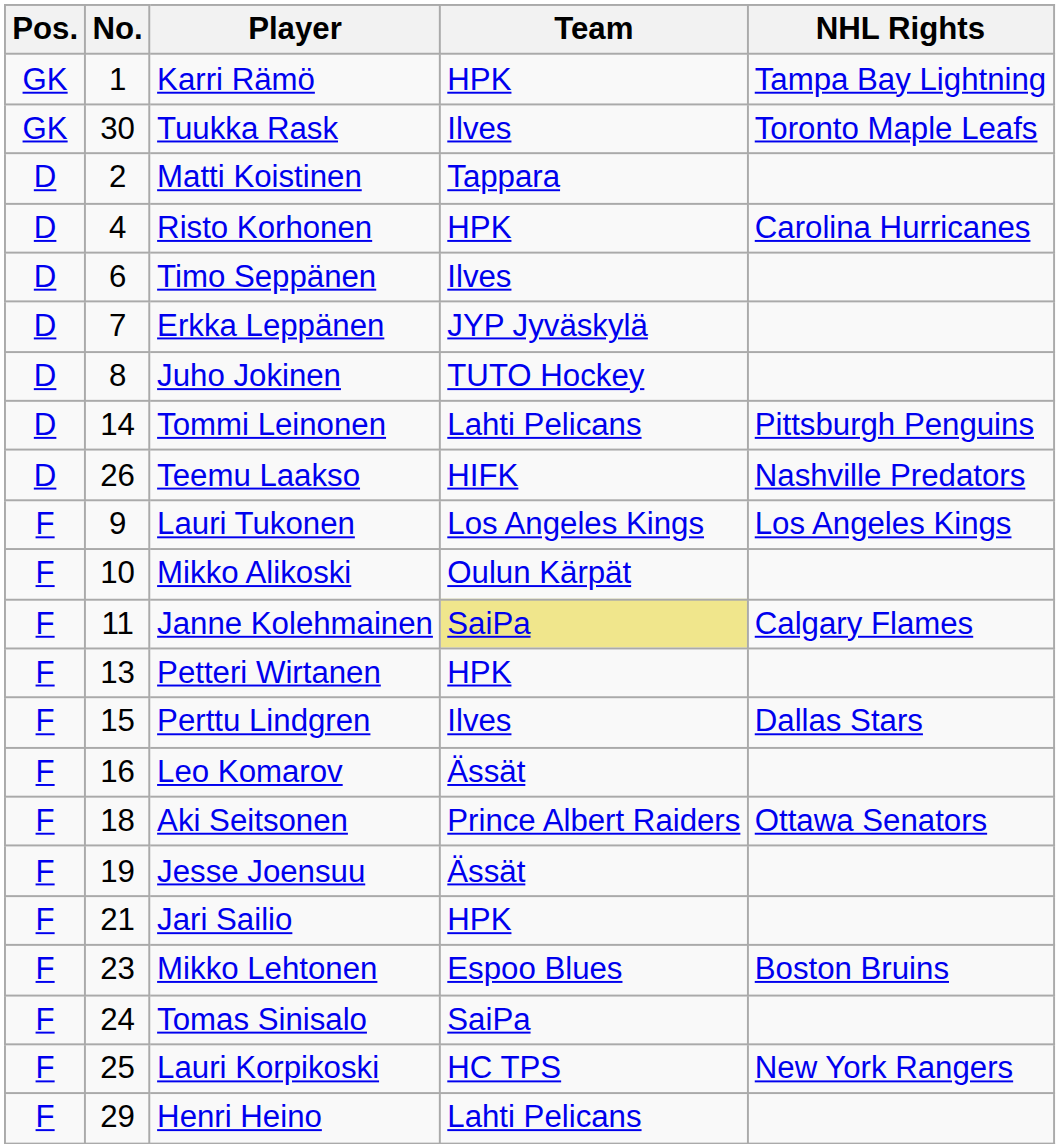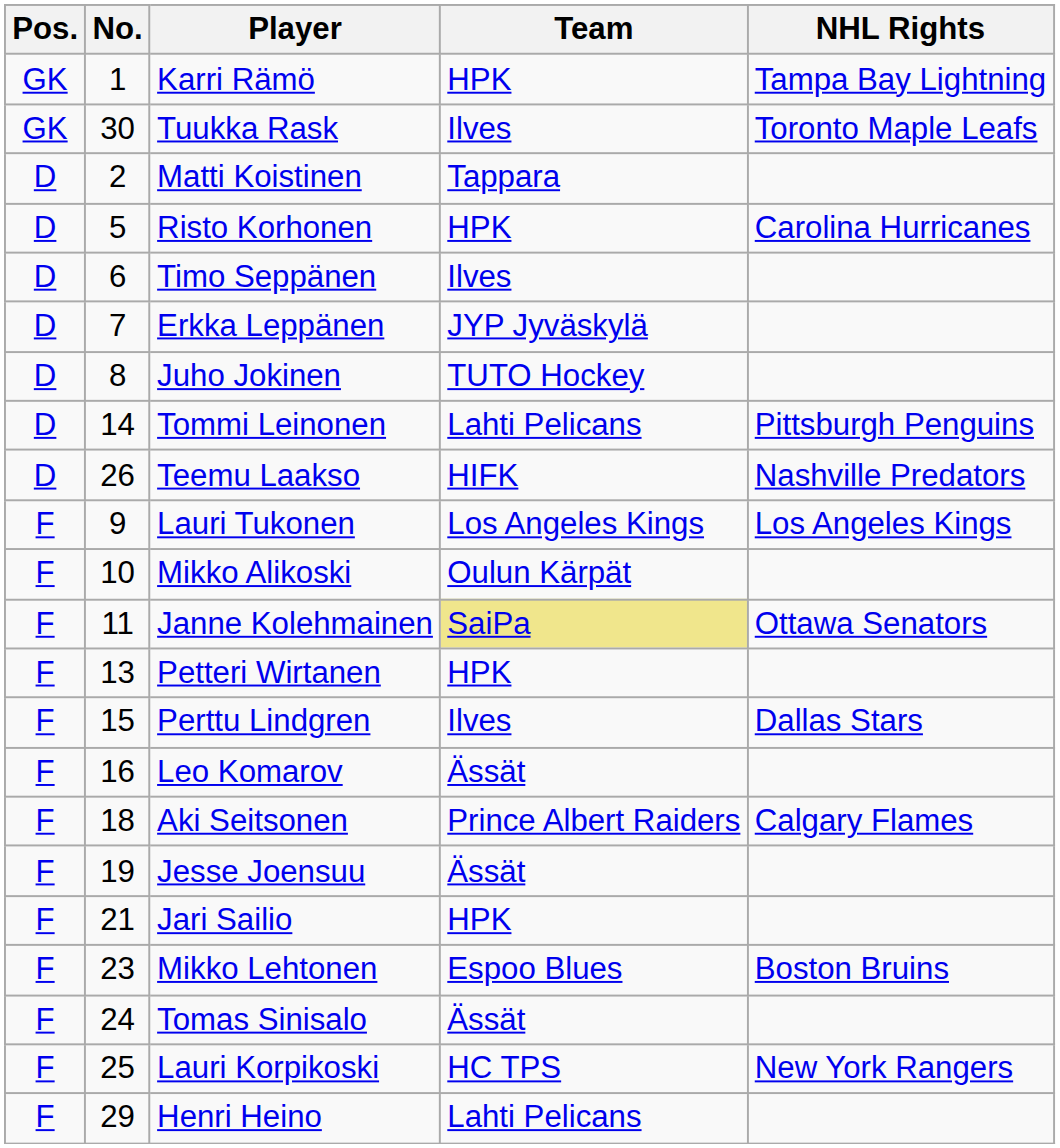(118, 227) 4 -> (118, 227) 5
(864, 623) Calgary Flames -> (871, 623) Ottawa Senators
(871, 820) Ottawa Senators -> (864, 820) Calgary Flames
(489, 1018) SaiPa -> (486, 1018) Ässät
